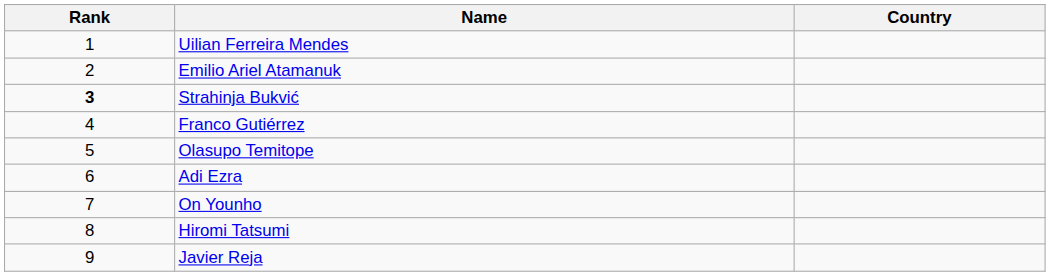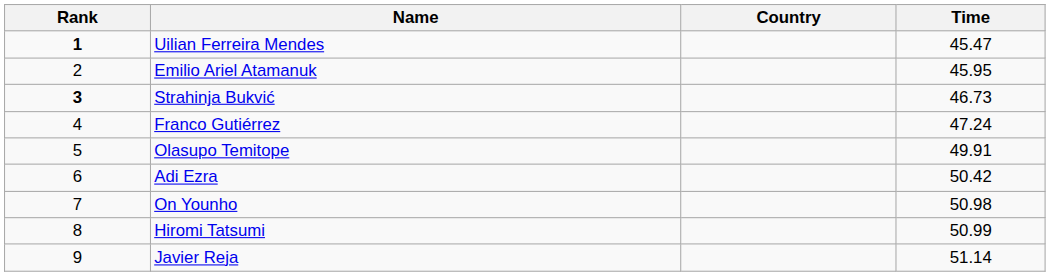+ column: (971, 17)
(90, 44) normal -> (77, 44) bold
